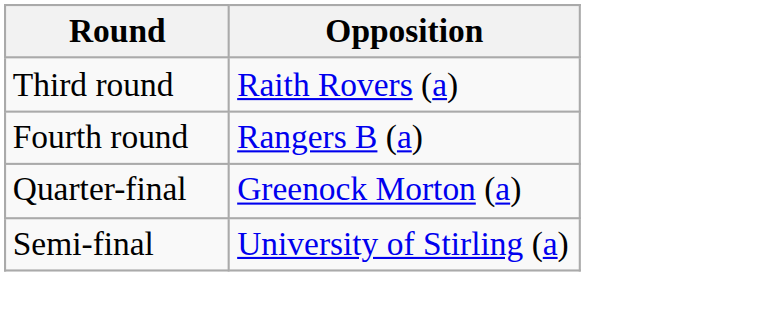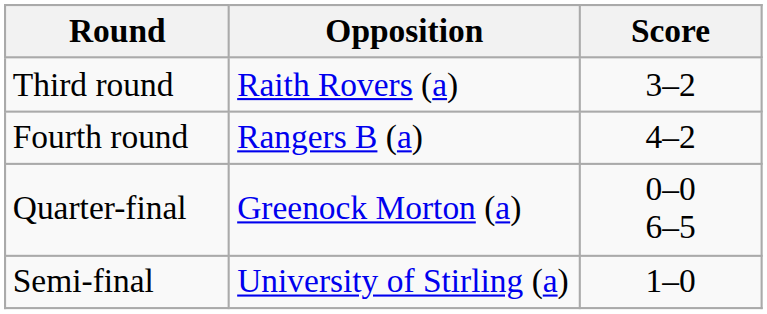+ column: (671, 31)
